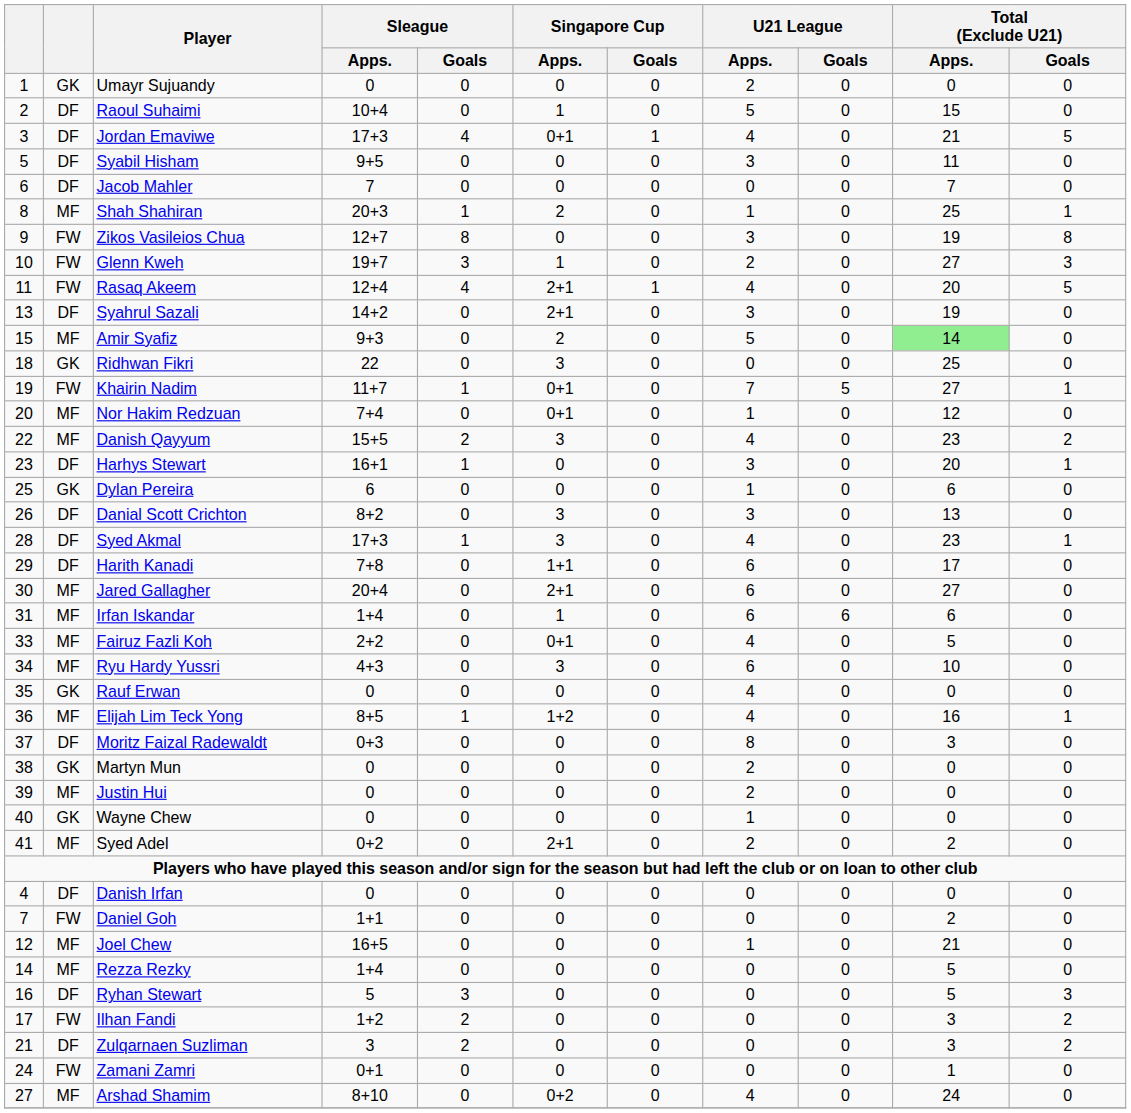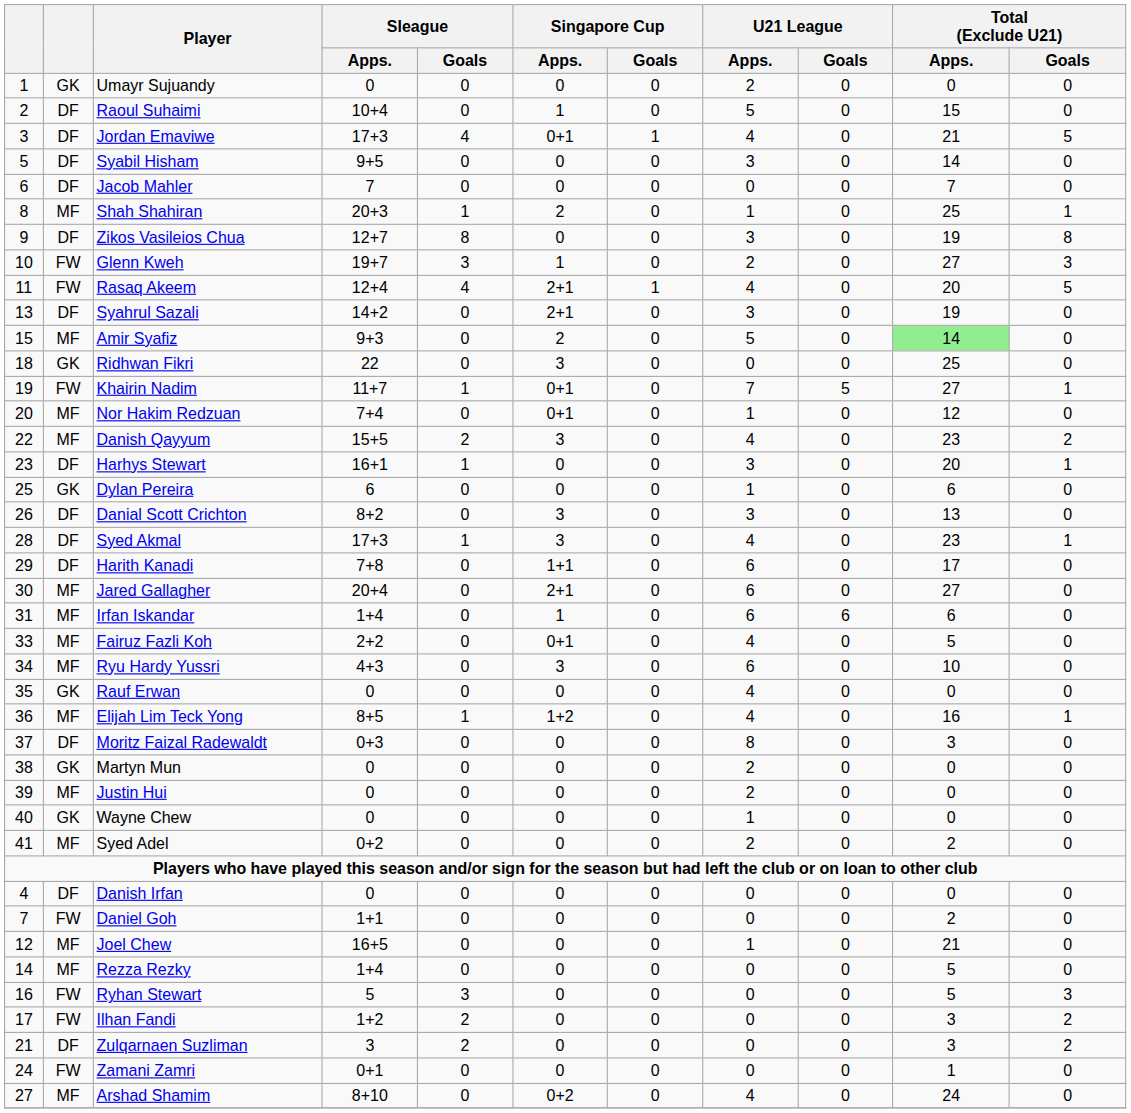(951, 162) 11 -> (951, 162) 14
(68, 237) FW -> (68, 237) DF
(560, 843) 2+1 -> (560, 843) 0
(68, 995) DF -> (68, 995) FW
